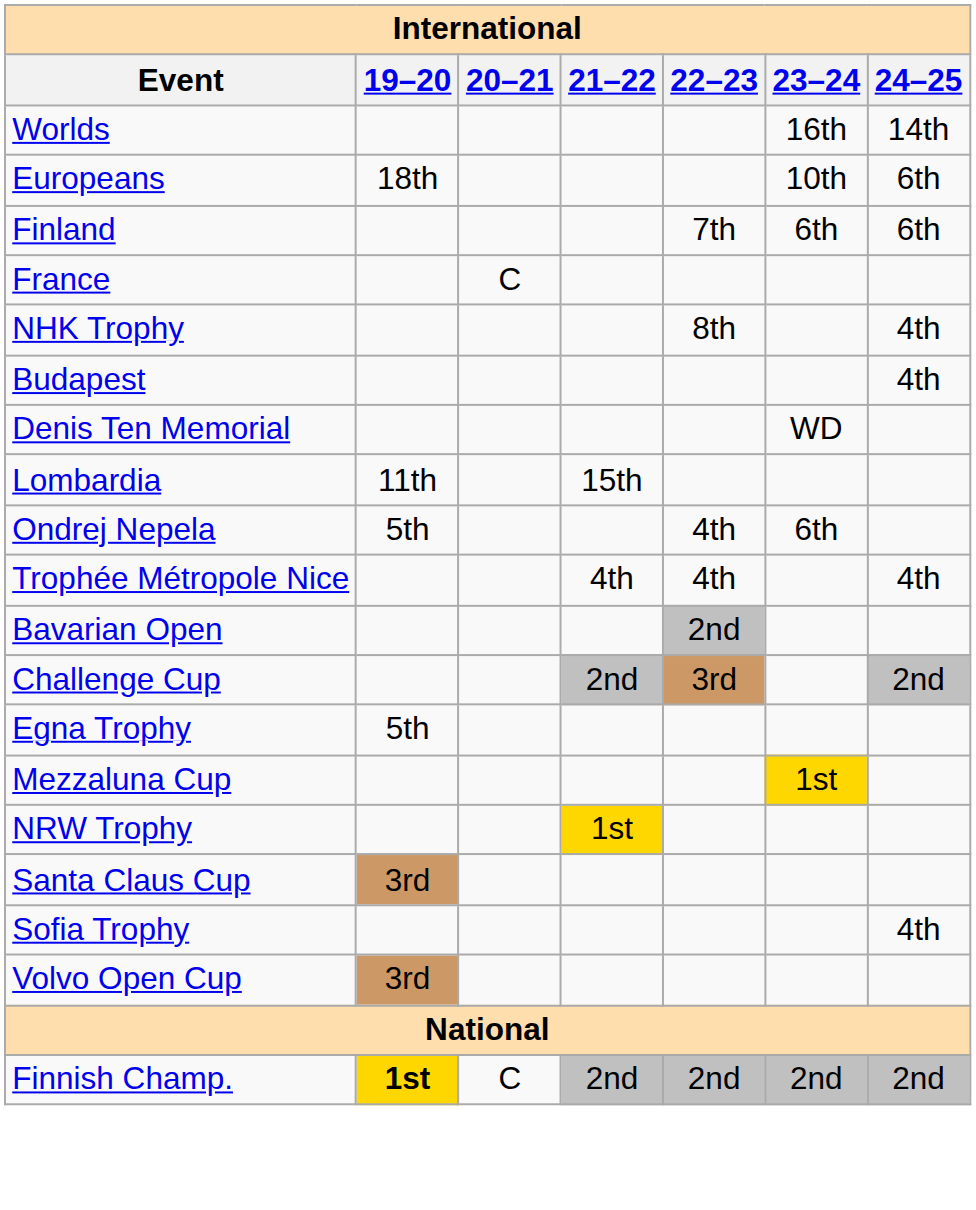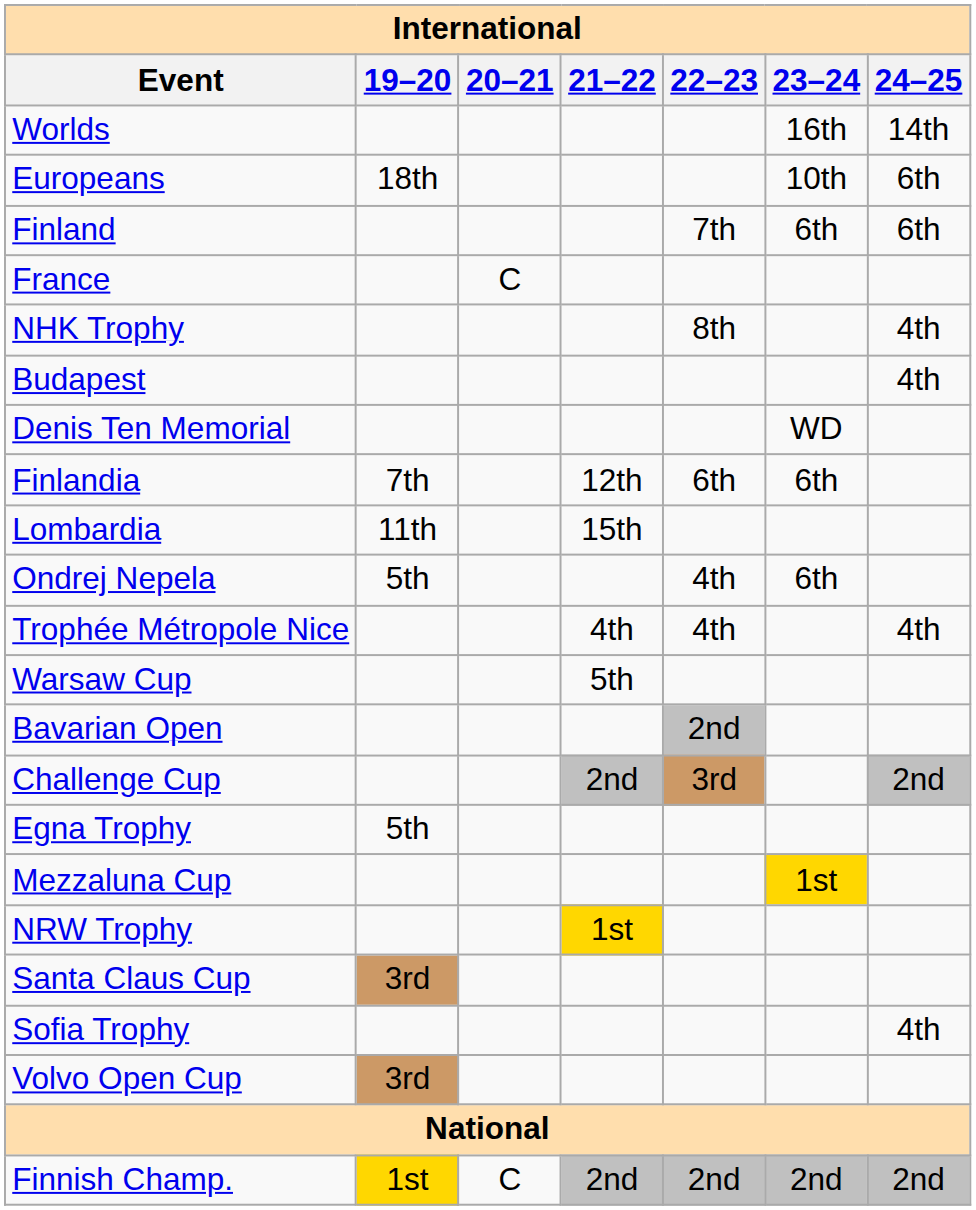+ row: (76, 479)
+ row: (102, 679)
(408, 1079) bold -> (408, 1179) normal
